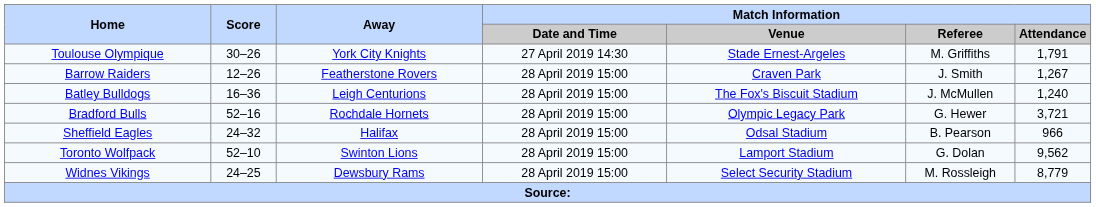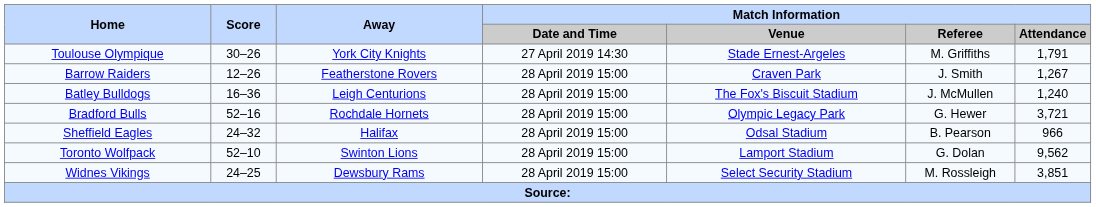(1053, 173) 8,779 -> (1053, 173) 3,851
